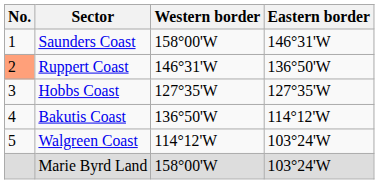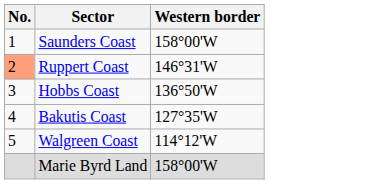- column: (319, 16)
(186, 91) 127°35'W -> (186, 91) 136°50'W
(186, 116) 136°50'W -> (186, 116) 127°35'W
